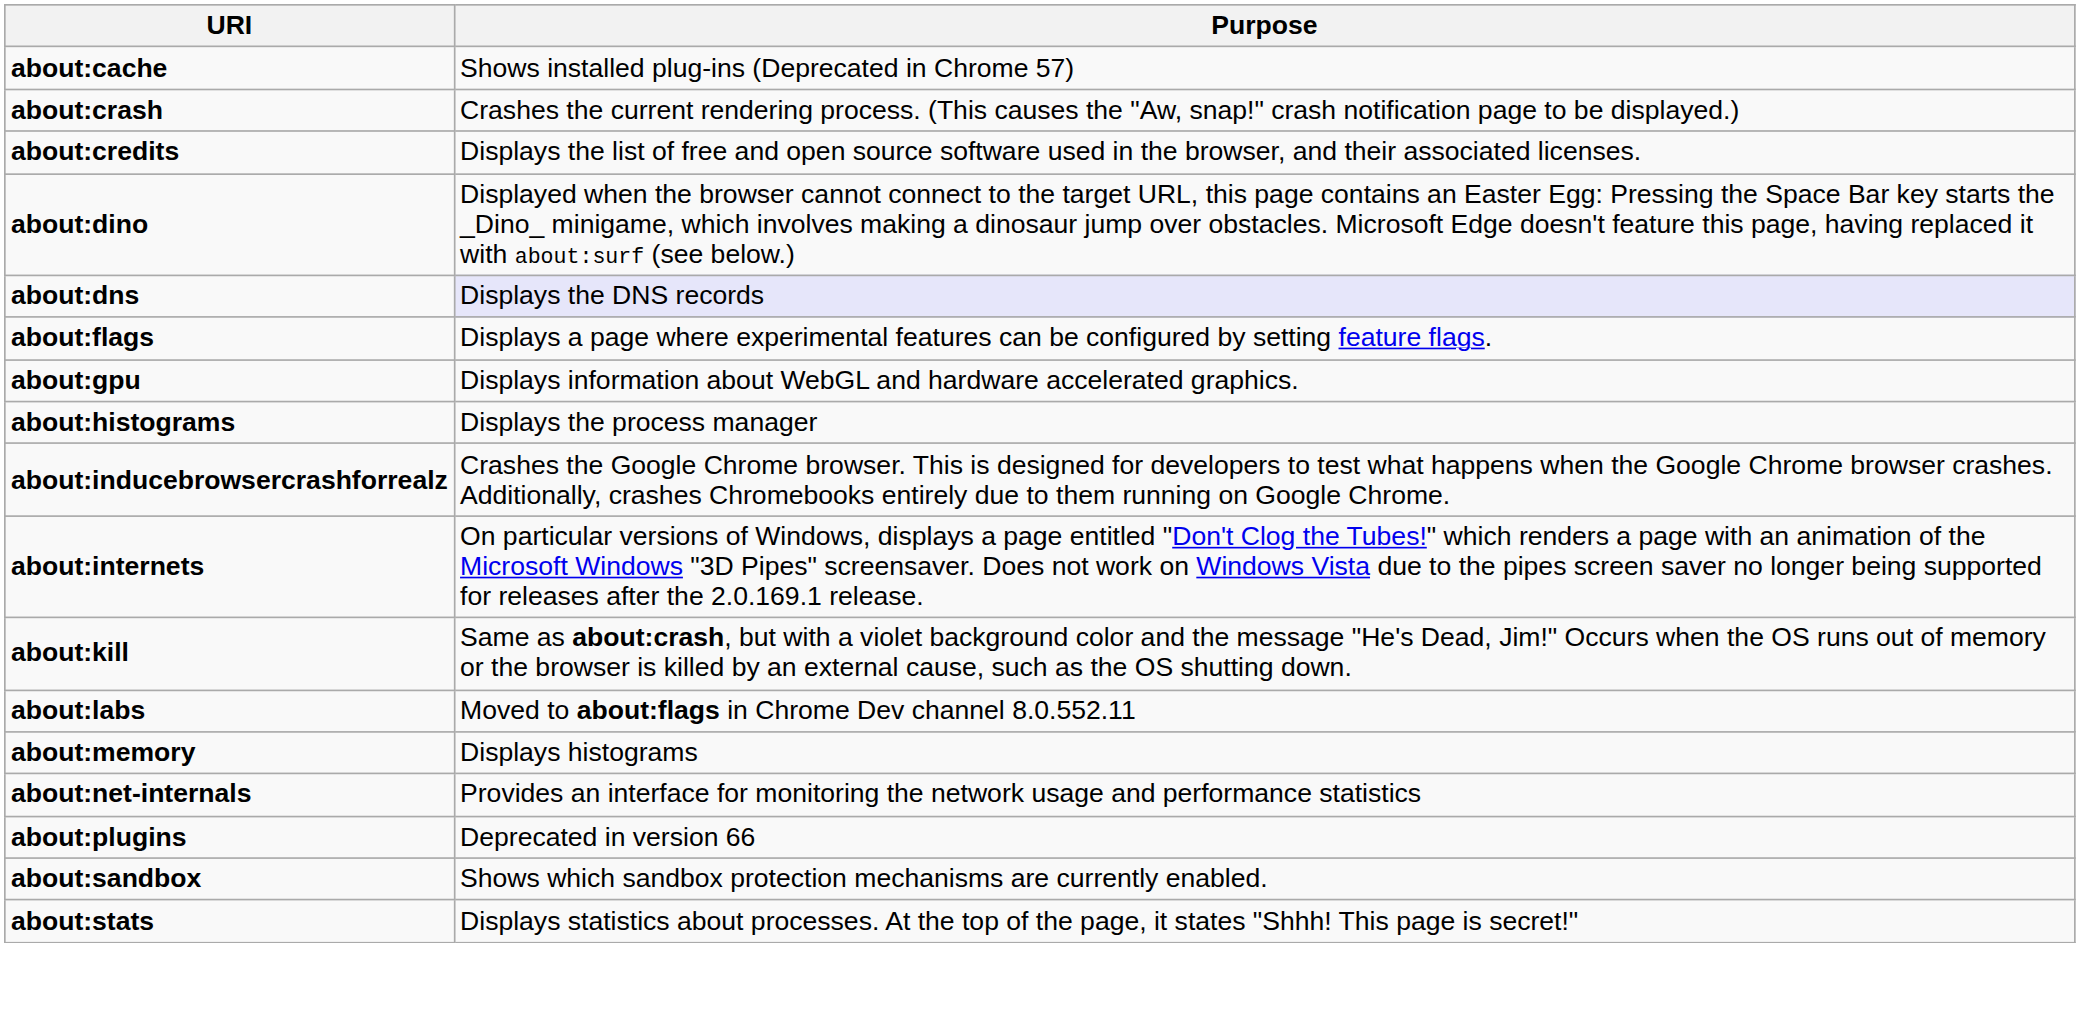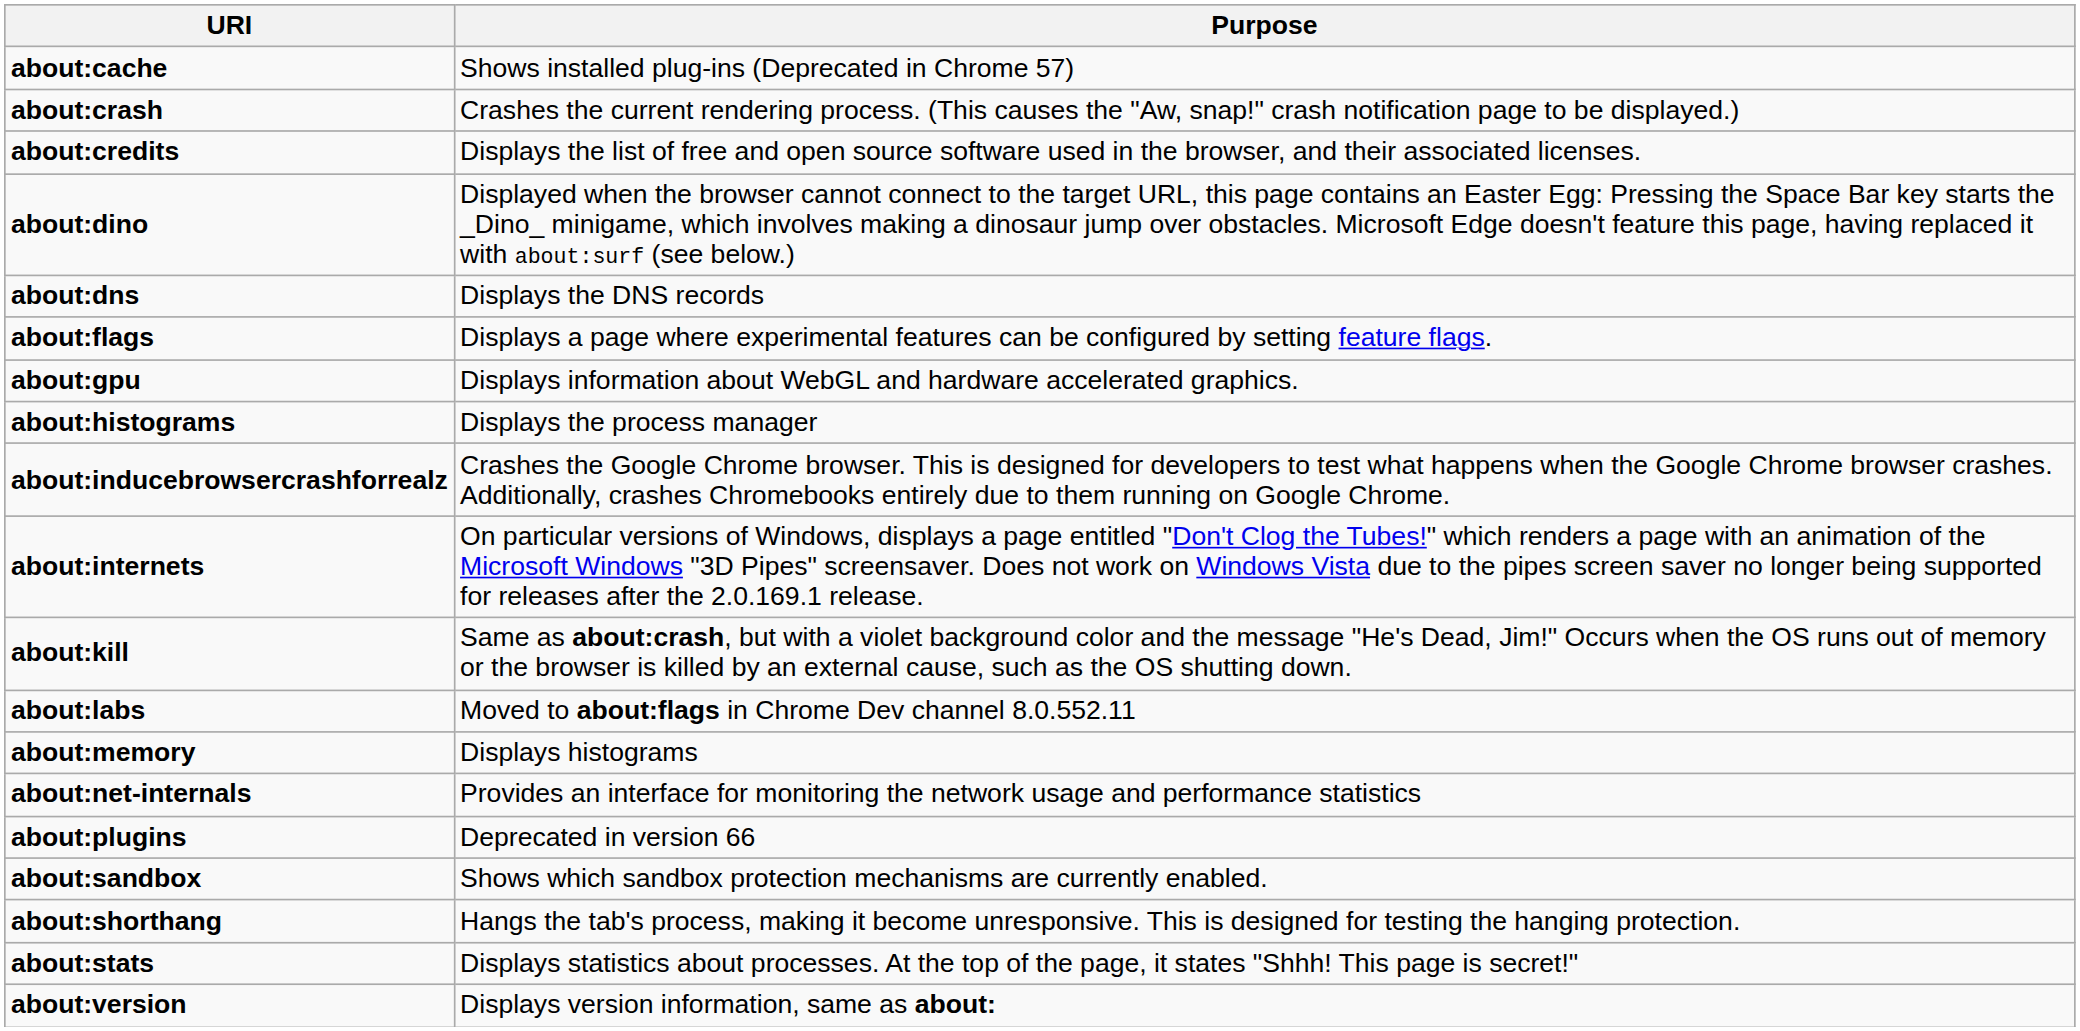(612, 295) lavender background -> (612, 295) no background
+ row: (116, 920)
+ row: (99, 1005)
